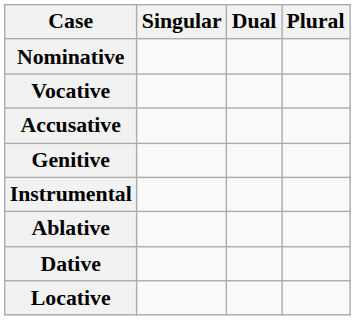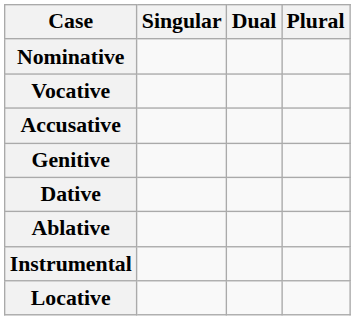rows swapped: (71, 263) <-> (71, 194)
